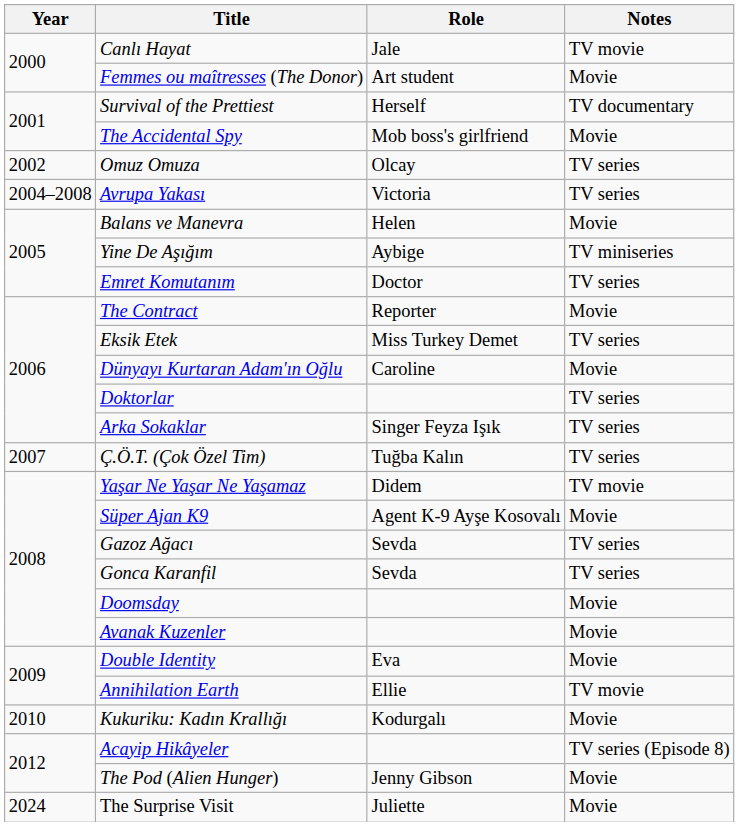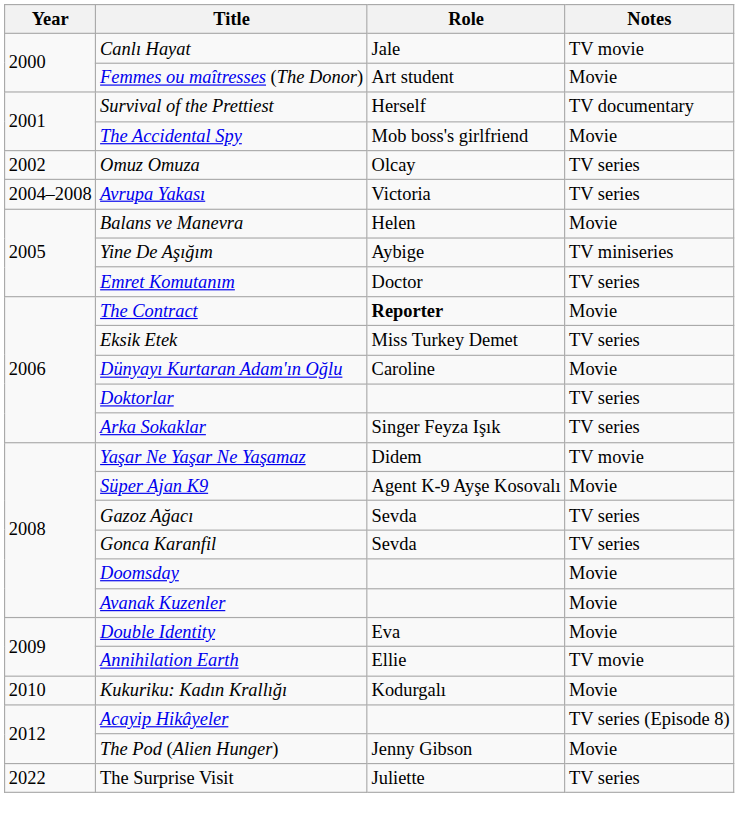(404, 310) normal -> (407, 310) bold
- row: (183, 456)
(27, 806) 2024 -> (27, 777) 2022
(593, 806) Movie -> (604, 777) TV series
